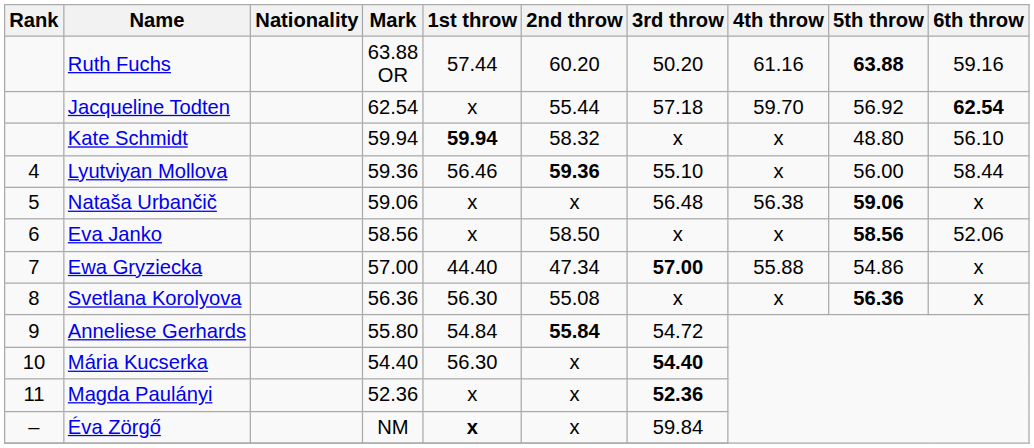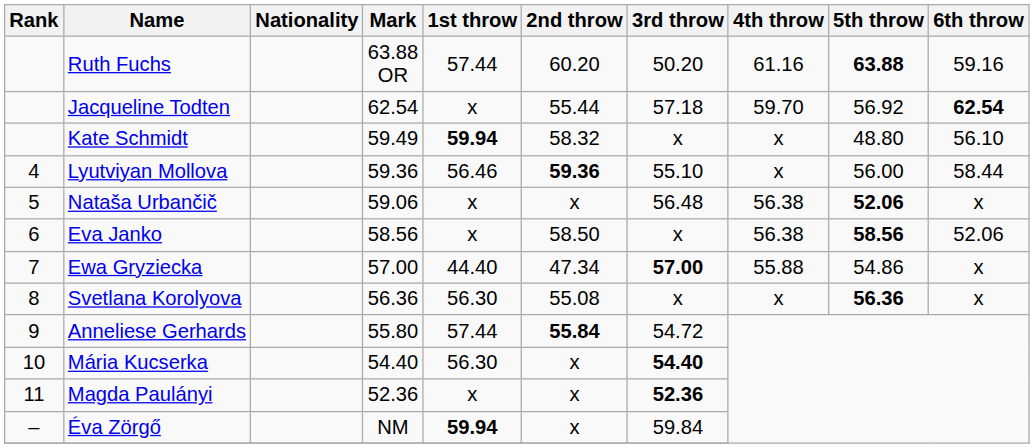(393, 139) 59.94 -> (393, 139) 59.49
(878, 203) 59.06 -> (878, 203) 52.06
(778, 235) x -> (778, 235) 56.38
(472, 330) 54.84 -> (472, 330) 57.44
(472, 426) x -> (472, 426) 59.94
